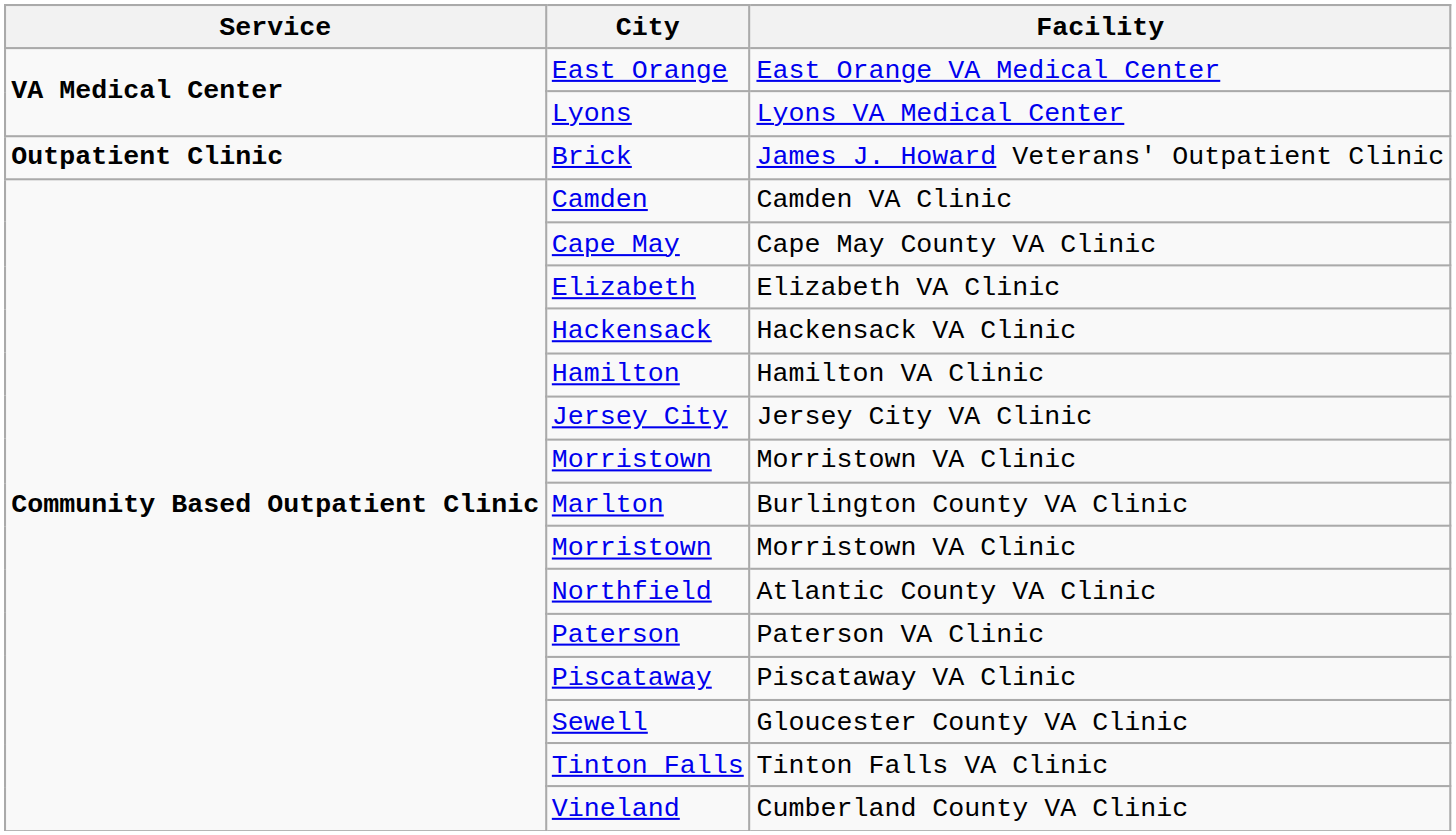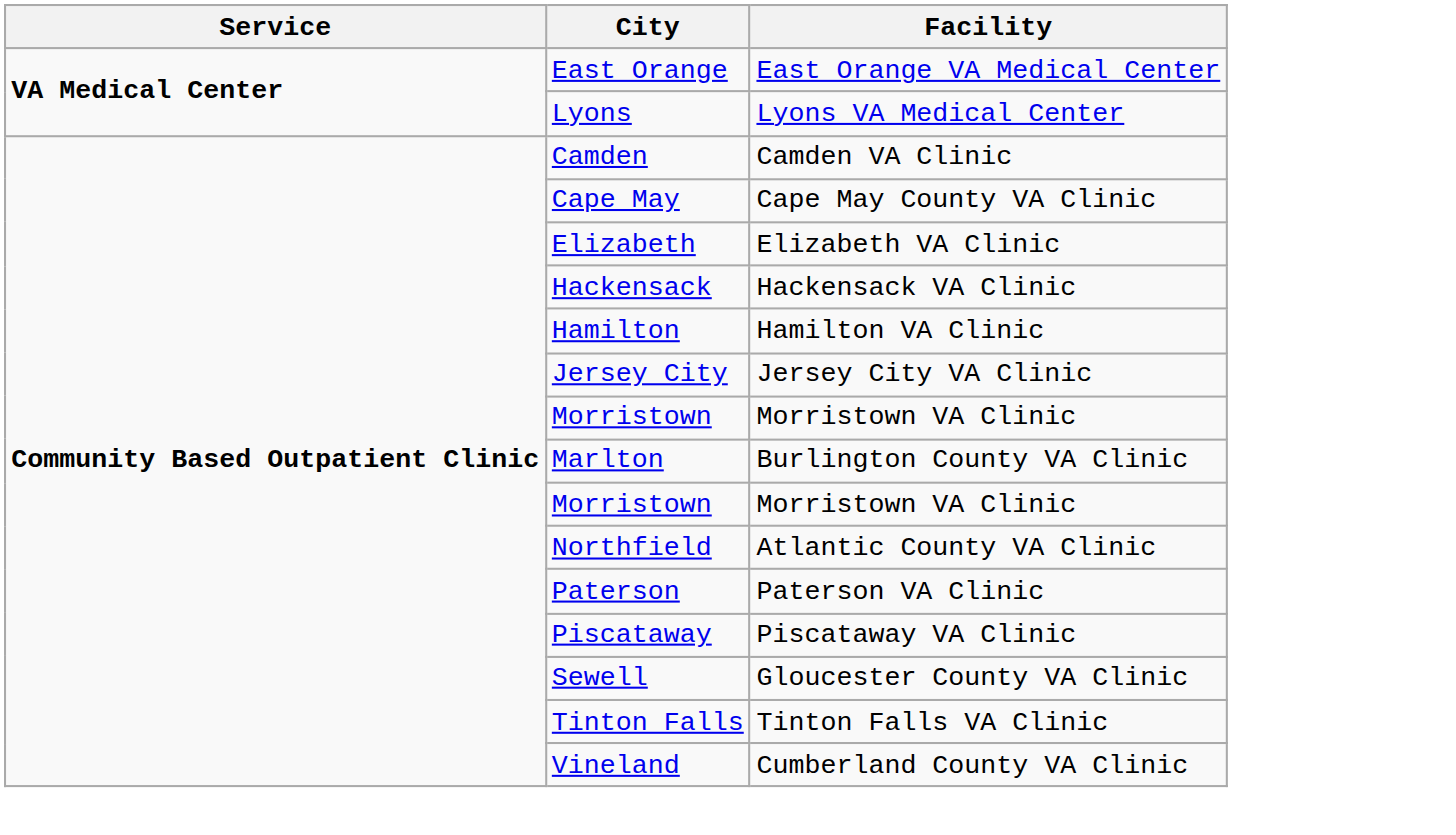- row: (592, 157)
